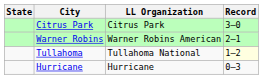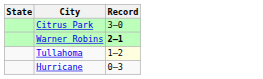- column: (164, 11)
(233, 39) normal -> (115, 39) bold
